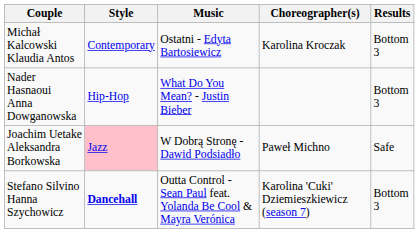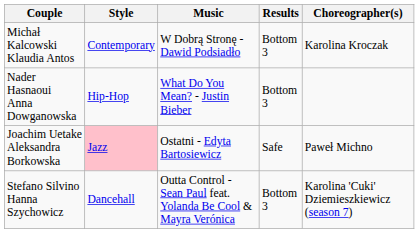columns swapped: (315, 13) <-> (392, 13)
(196, 45) Ostatni - Edyta Bartosiewicz -> (202, 45) W Dobrą Stronę - Dawid Podsiadło
(202, 148) W Dobrą Stronę - Dawid Podsiadło -> (196, 148) Ostatni - Edyta Bartosiewicz
(112, 199) bold -> (111, 199) normal
